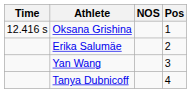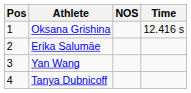columns swapped: (174, 13) <-> (27, 13)
